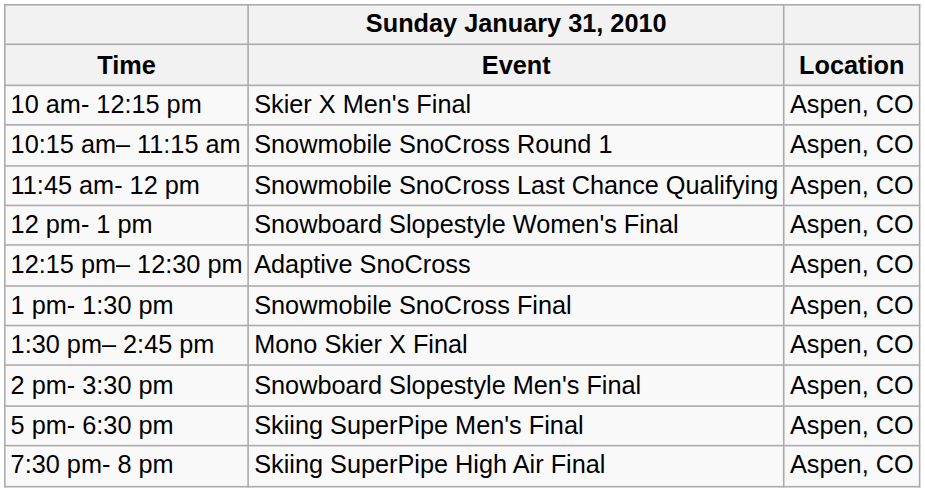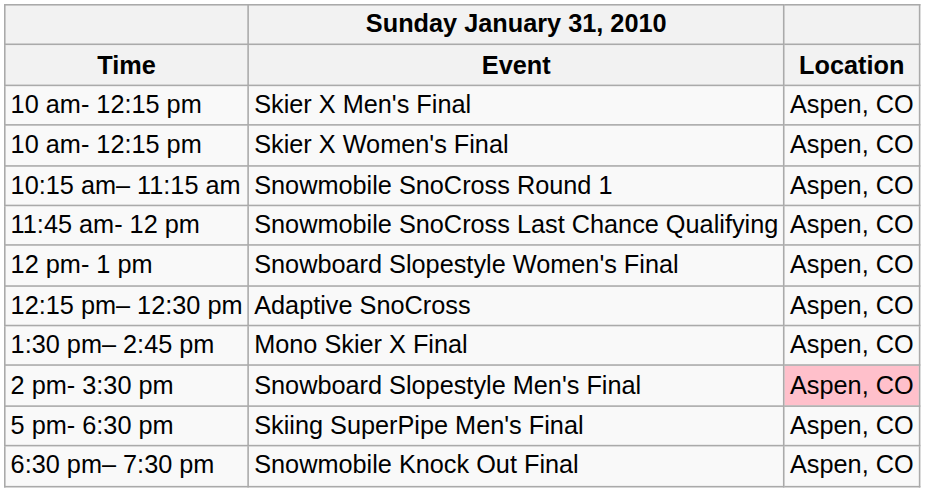+ row: (381, 144)
- row: (413, 305)
(852, 385) no background -> (852, 385) pink background
+ row: (416, 465)
- row: (430, 465)
